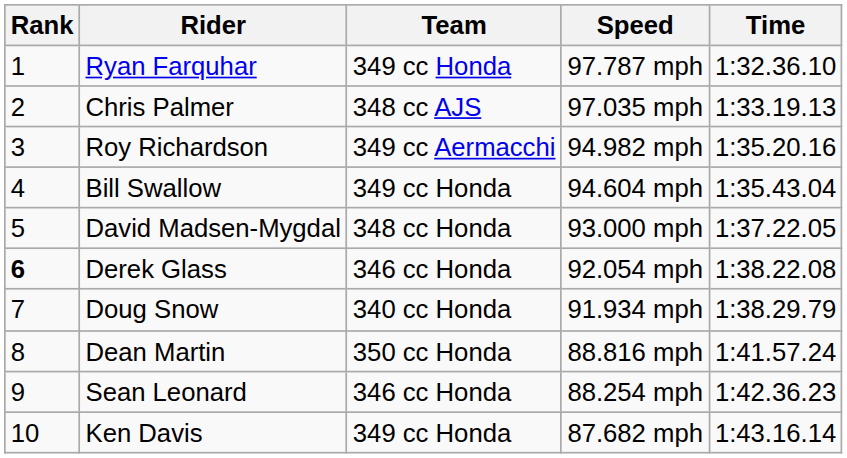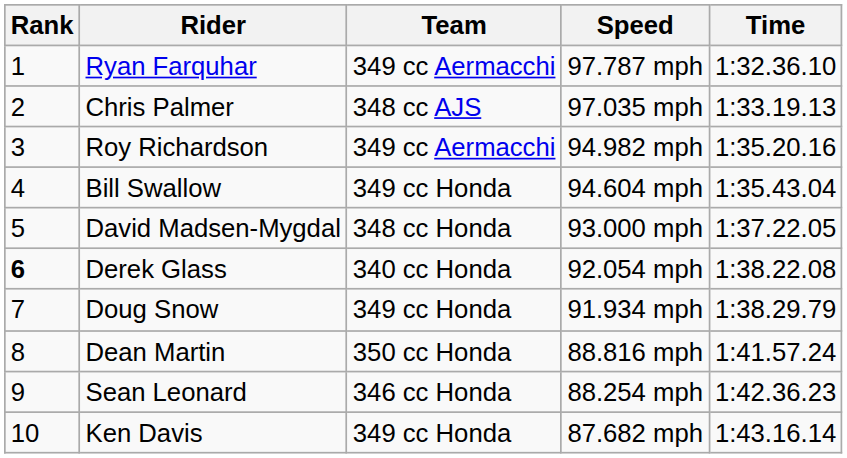(432, 66) 349 cc Honda -> (454, 66) 349 cc Aermacchi
(432, 269) 346 cc Honda -> (432, 269) 340 cc Honda
(432, 310) 340 cc Honda -> (432, 310) 349 cc Honda
